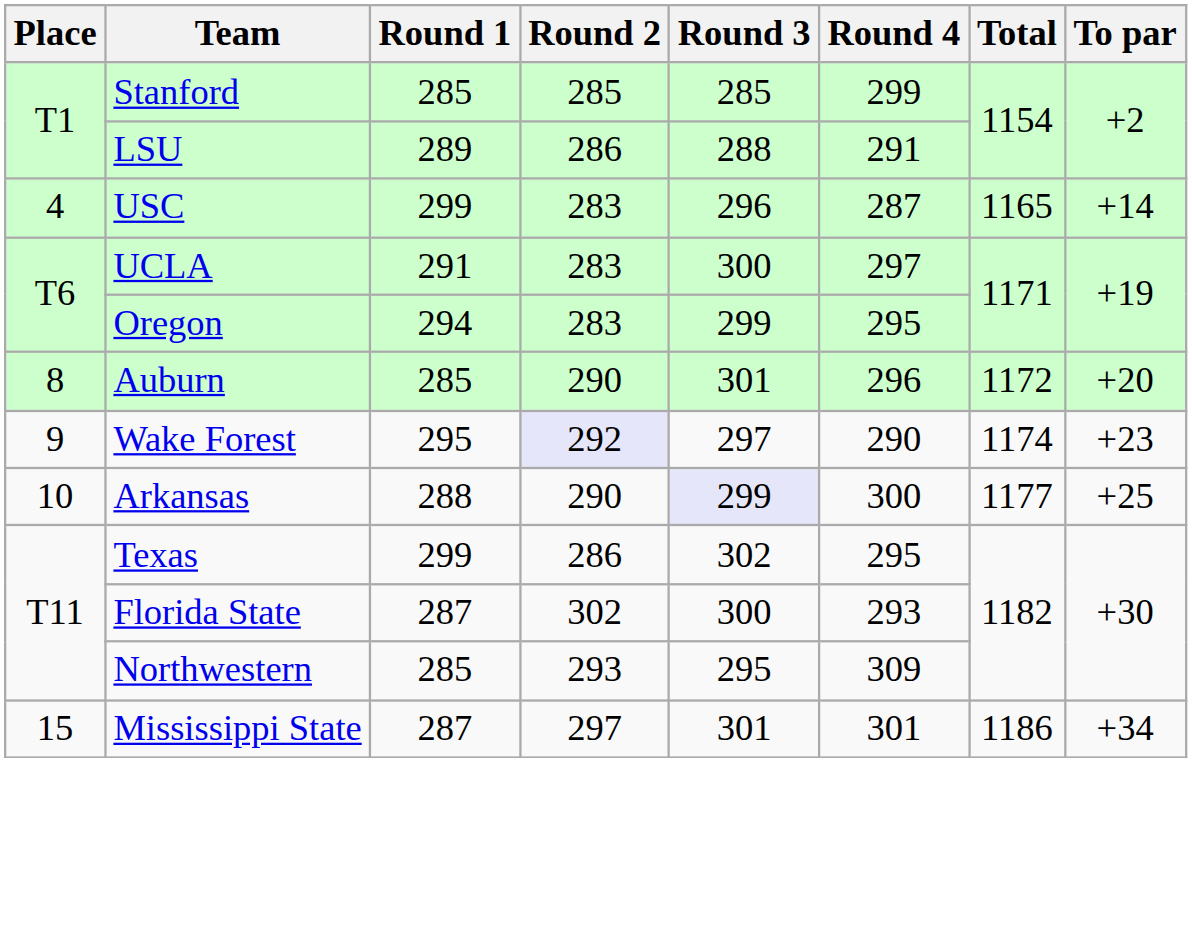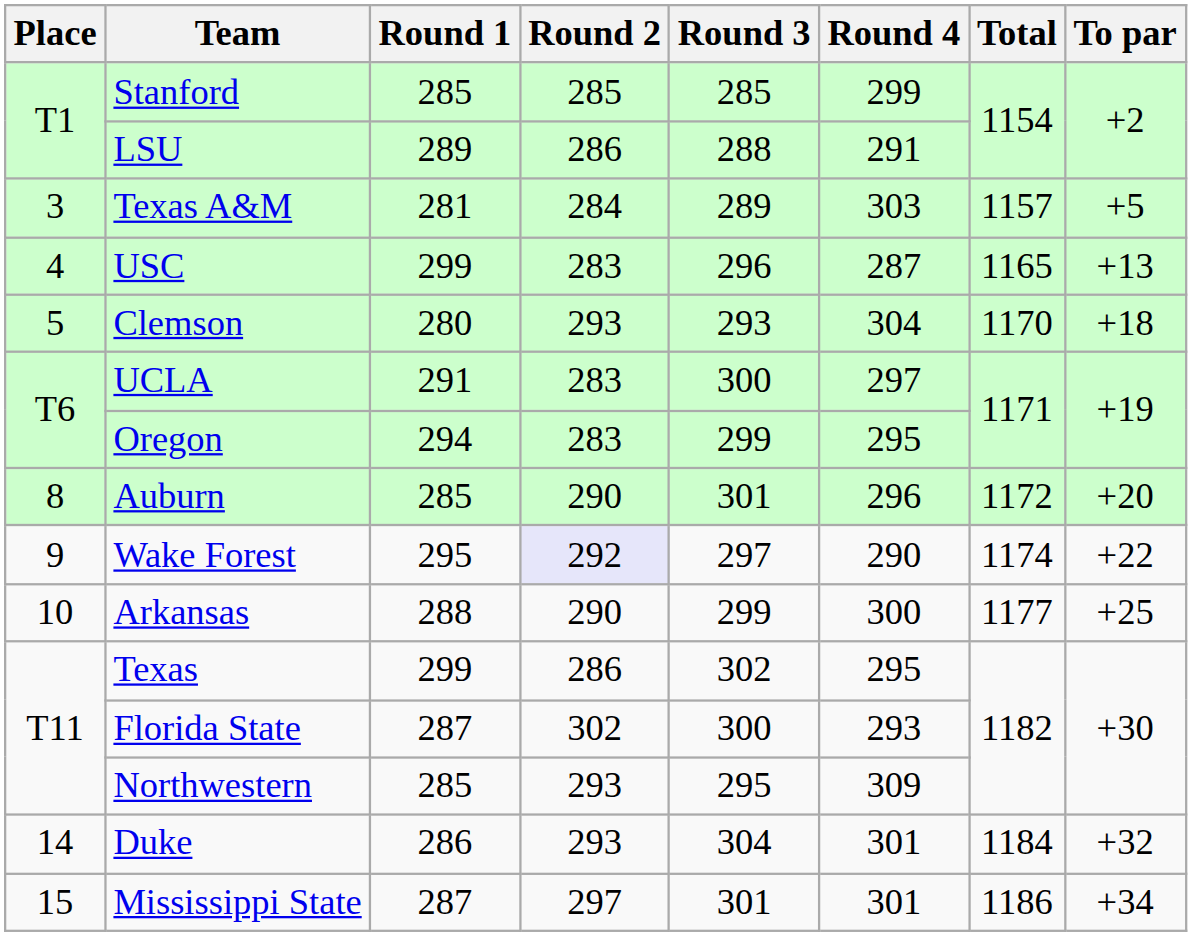+ row: (203, 206)
(1125, 206) +14 -> (1125, 264) +13
+ row: (178, 322)
(1125, 438) +23 -> (1125, 554) +22
(744, 496) lavender background -> (744, 611) no background
+ row: (153, 843)
